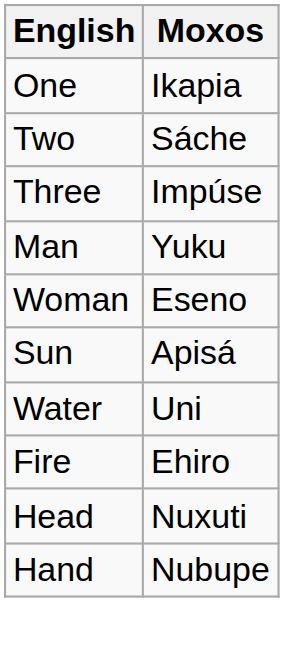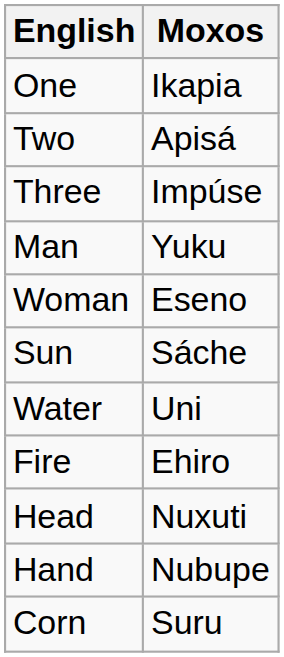(199, 138) Sáche -> (193, 138) Apisá
(193, 354) Apisá -> (199, 354) Sáche
+ row: (50, 623)
